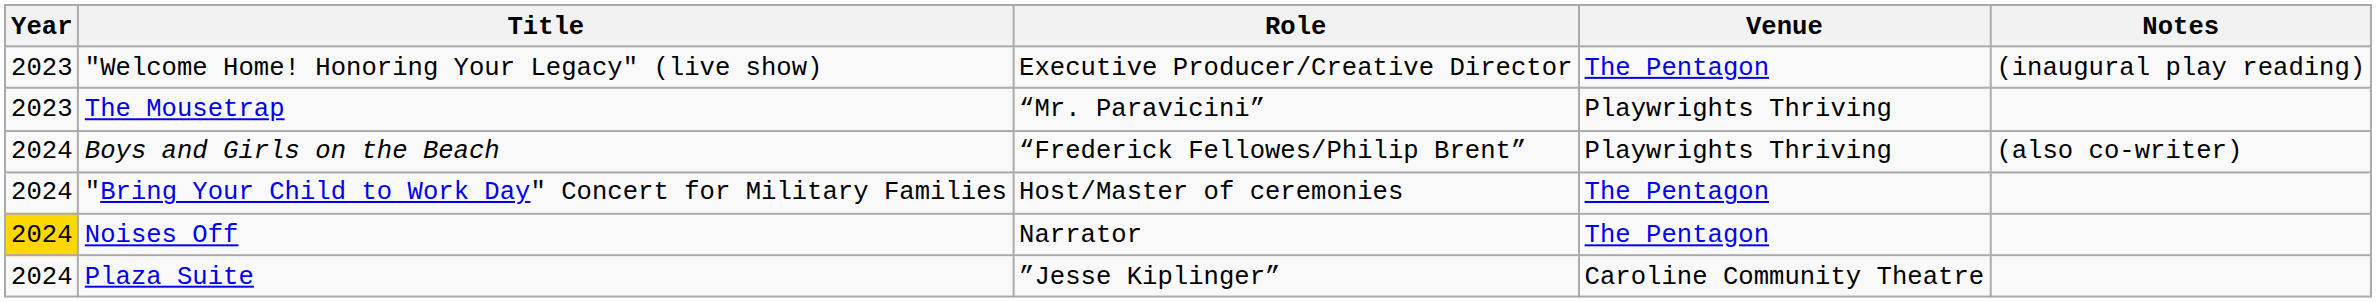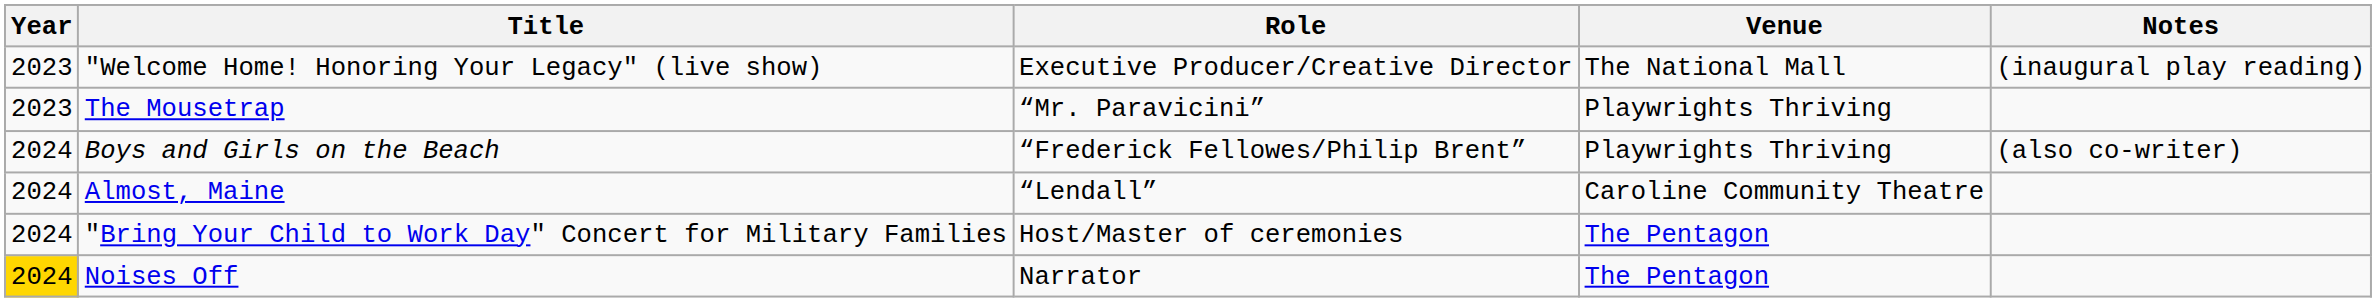(1677, 68) The Pentagon -> (1715, 68) The National Mall
+ row: (185, 193)
- row: (169, 276)
